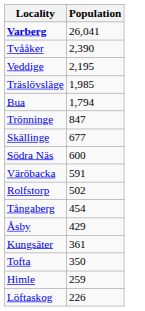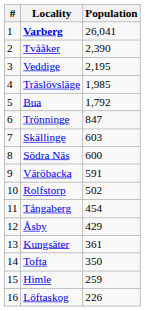+ column: (13, 13)
(82, 102) 1,794 -> (98, 102) 1,792
(77, 137) 677 -> (94, 137) 603
